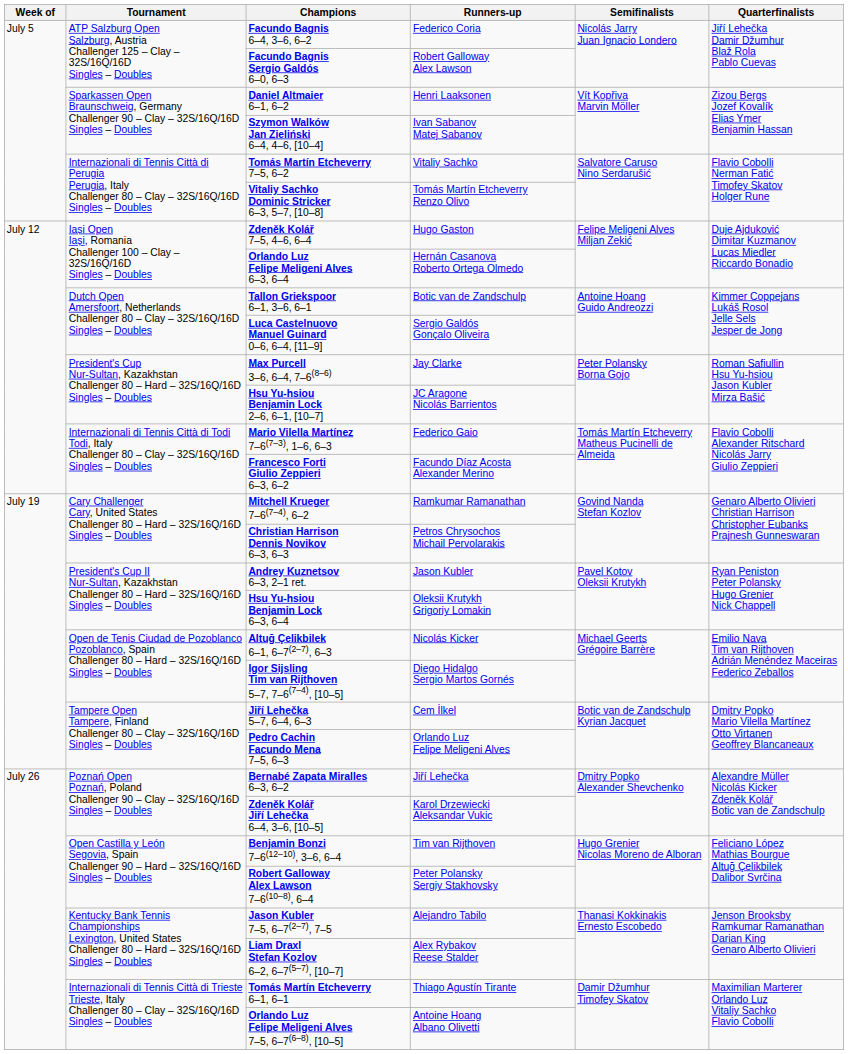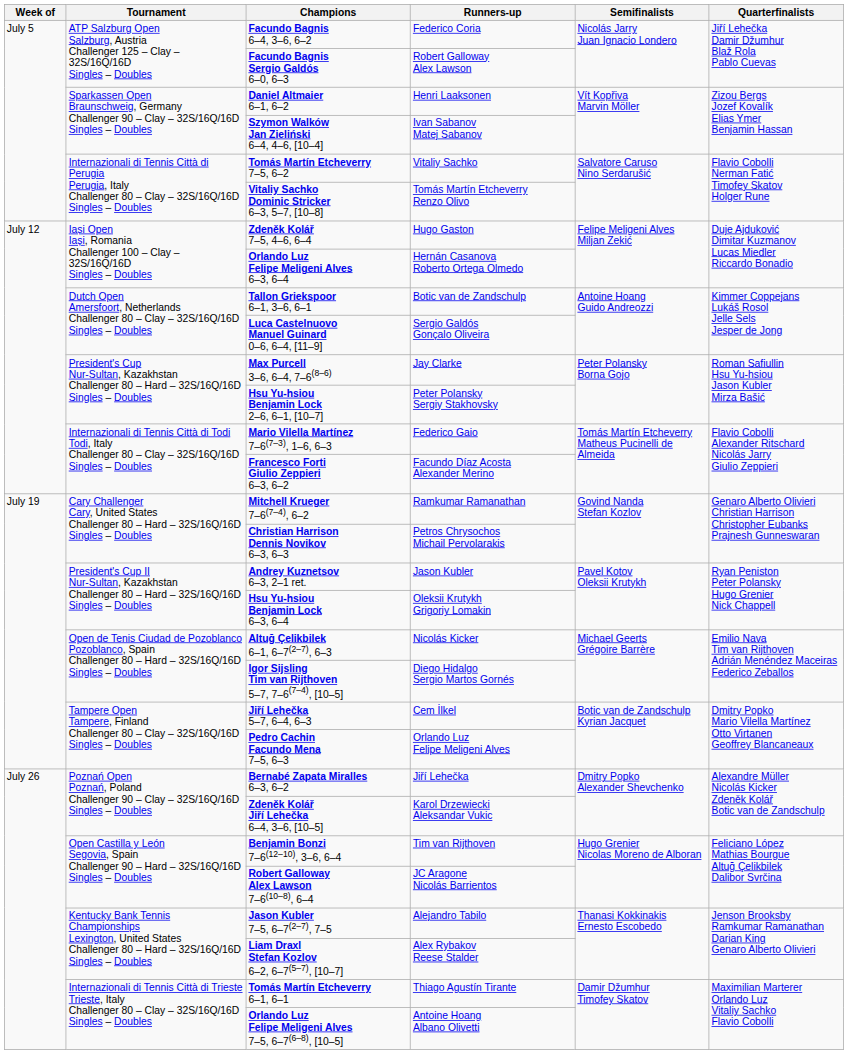(455, 398) JC Aragone Nicolás Barrientos -> (455, 398) Peter Polansky Sergiy Stakhovsky
(455, 879) Peter Polansky Sergiy Stakhovsky -> (455, 879) JC Aragone Nicolás Barrientos
